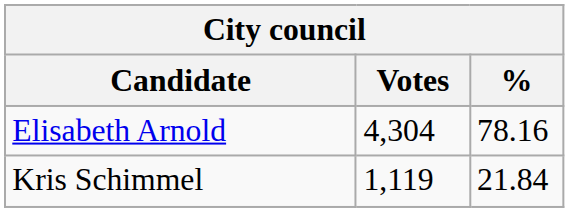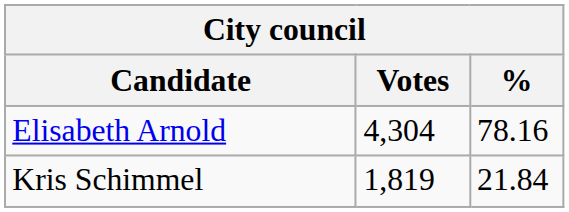(399, 180) 1,119 -> (399, 180) 1,819
